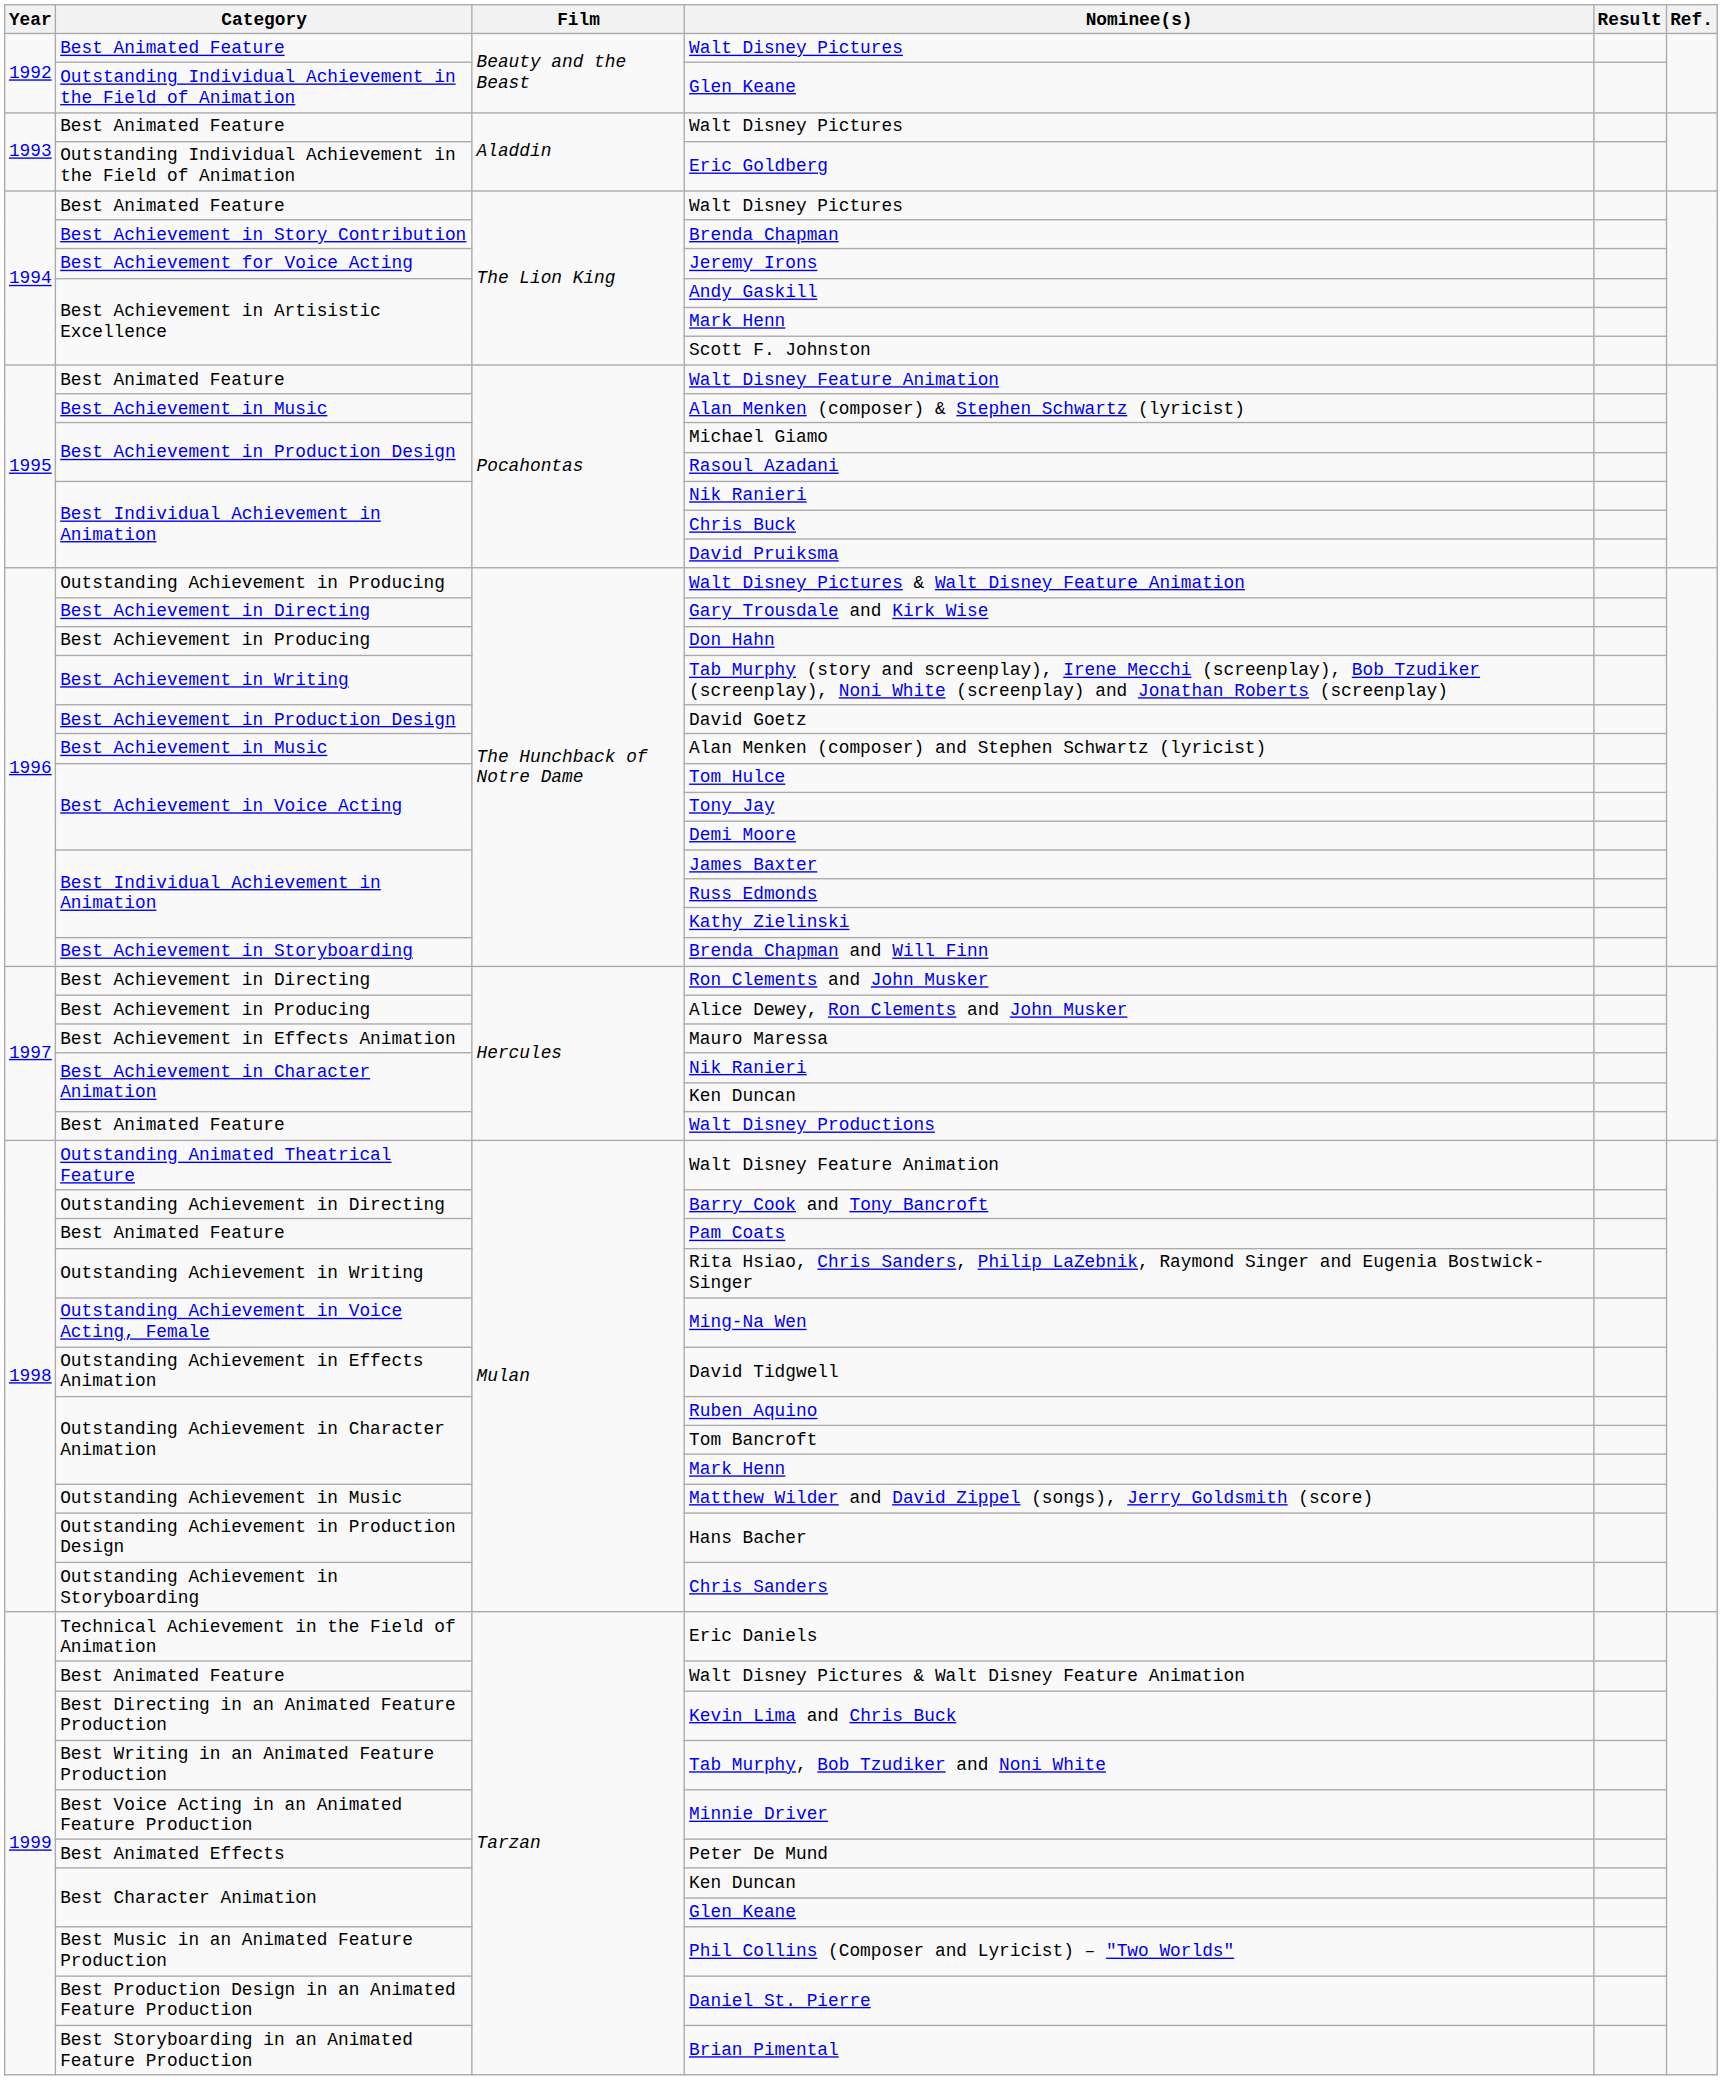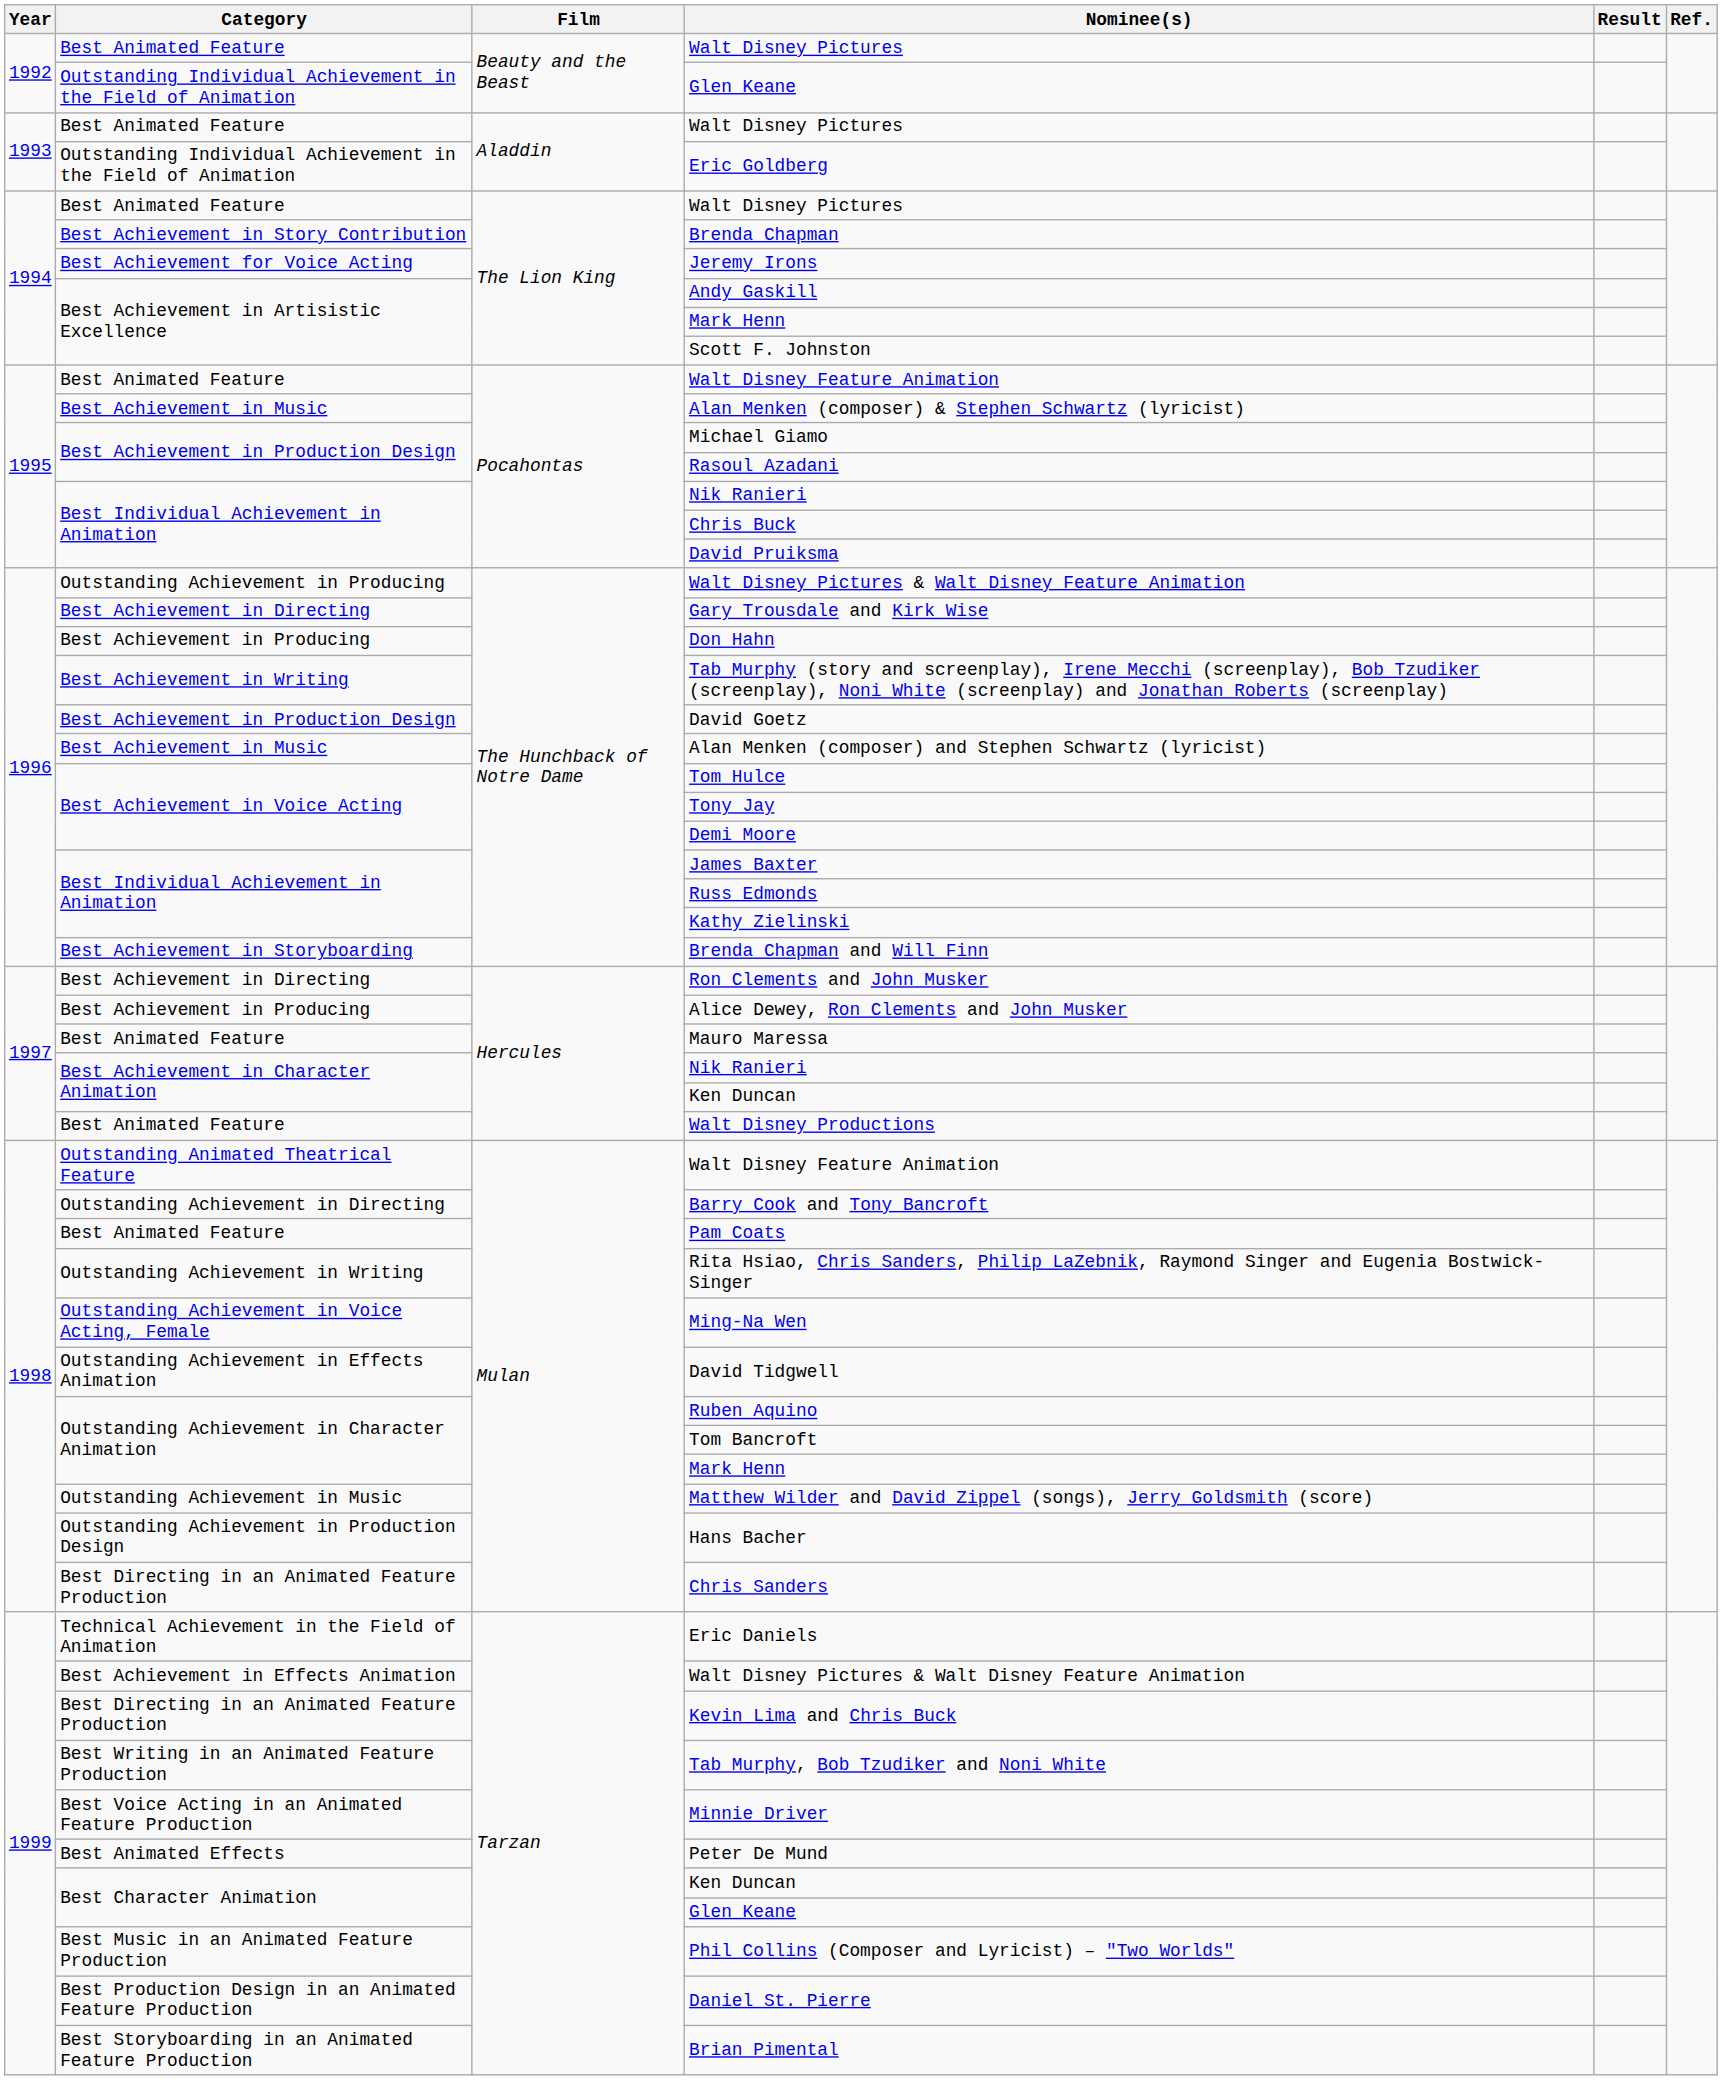(258, 1039) Best Achievement in Effects Animation -> (172, 1039) Best Animated Feature
(199, 1587) Outstanding Achievement in Storyboarding -> (258, 1587) Best Directing in an Animated Feature Production
(172, 1676) Best Animated Feature -> (258, 1676) Best Achievement in Effects Animation
